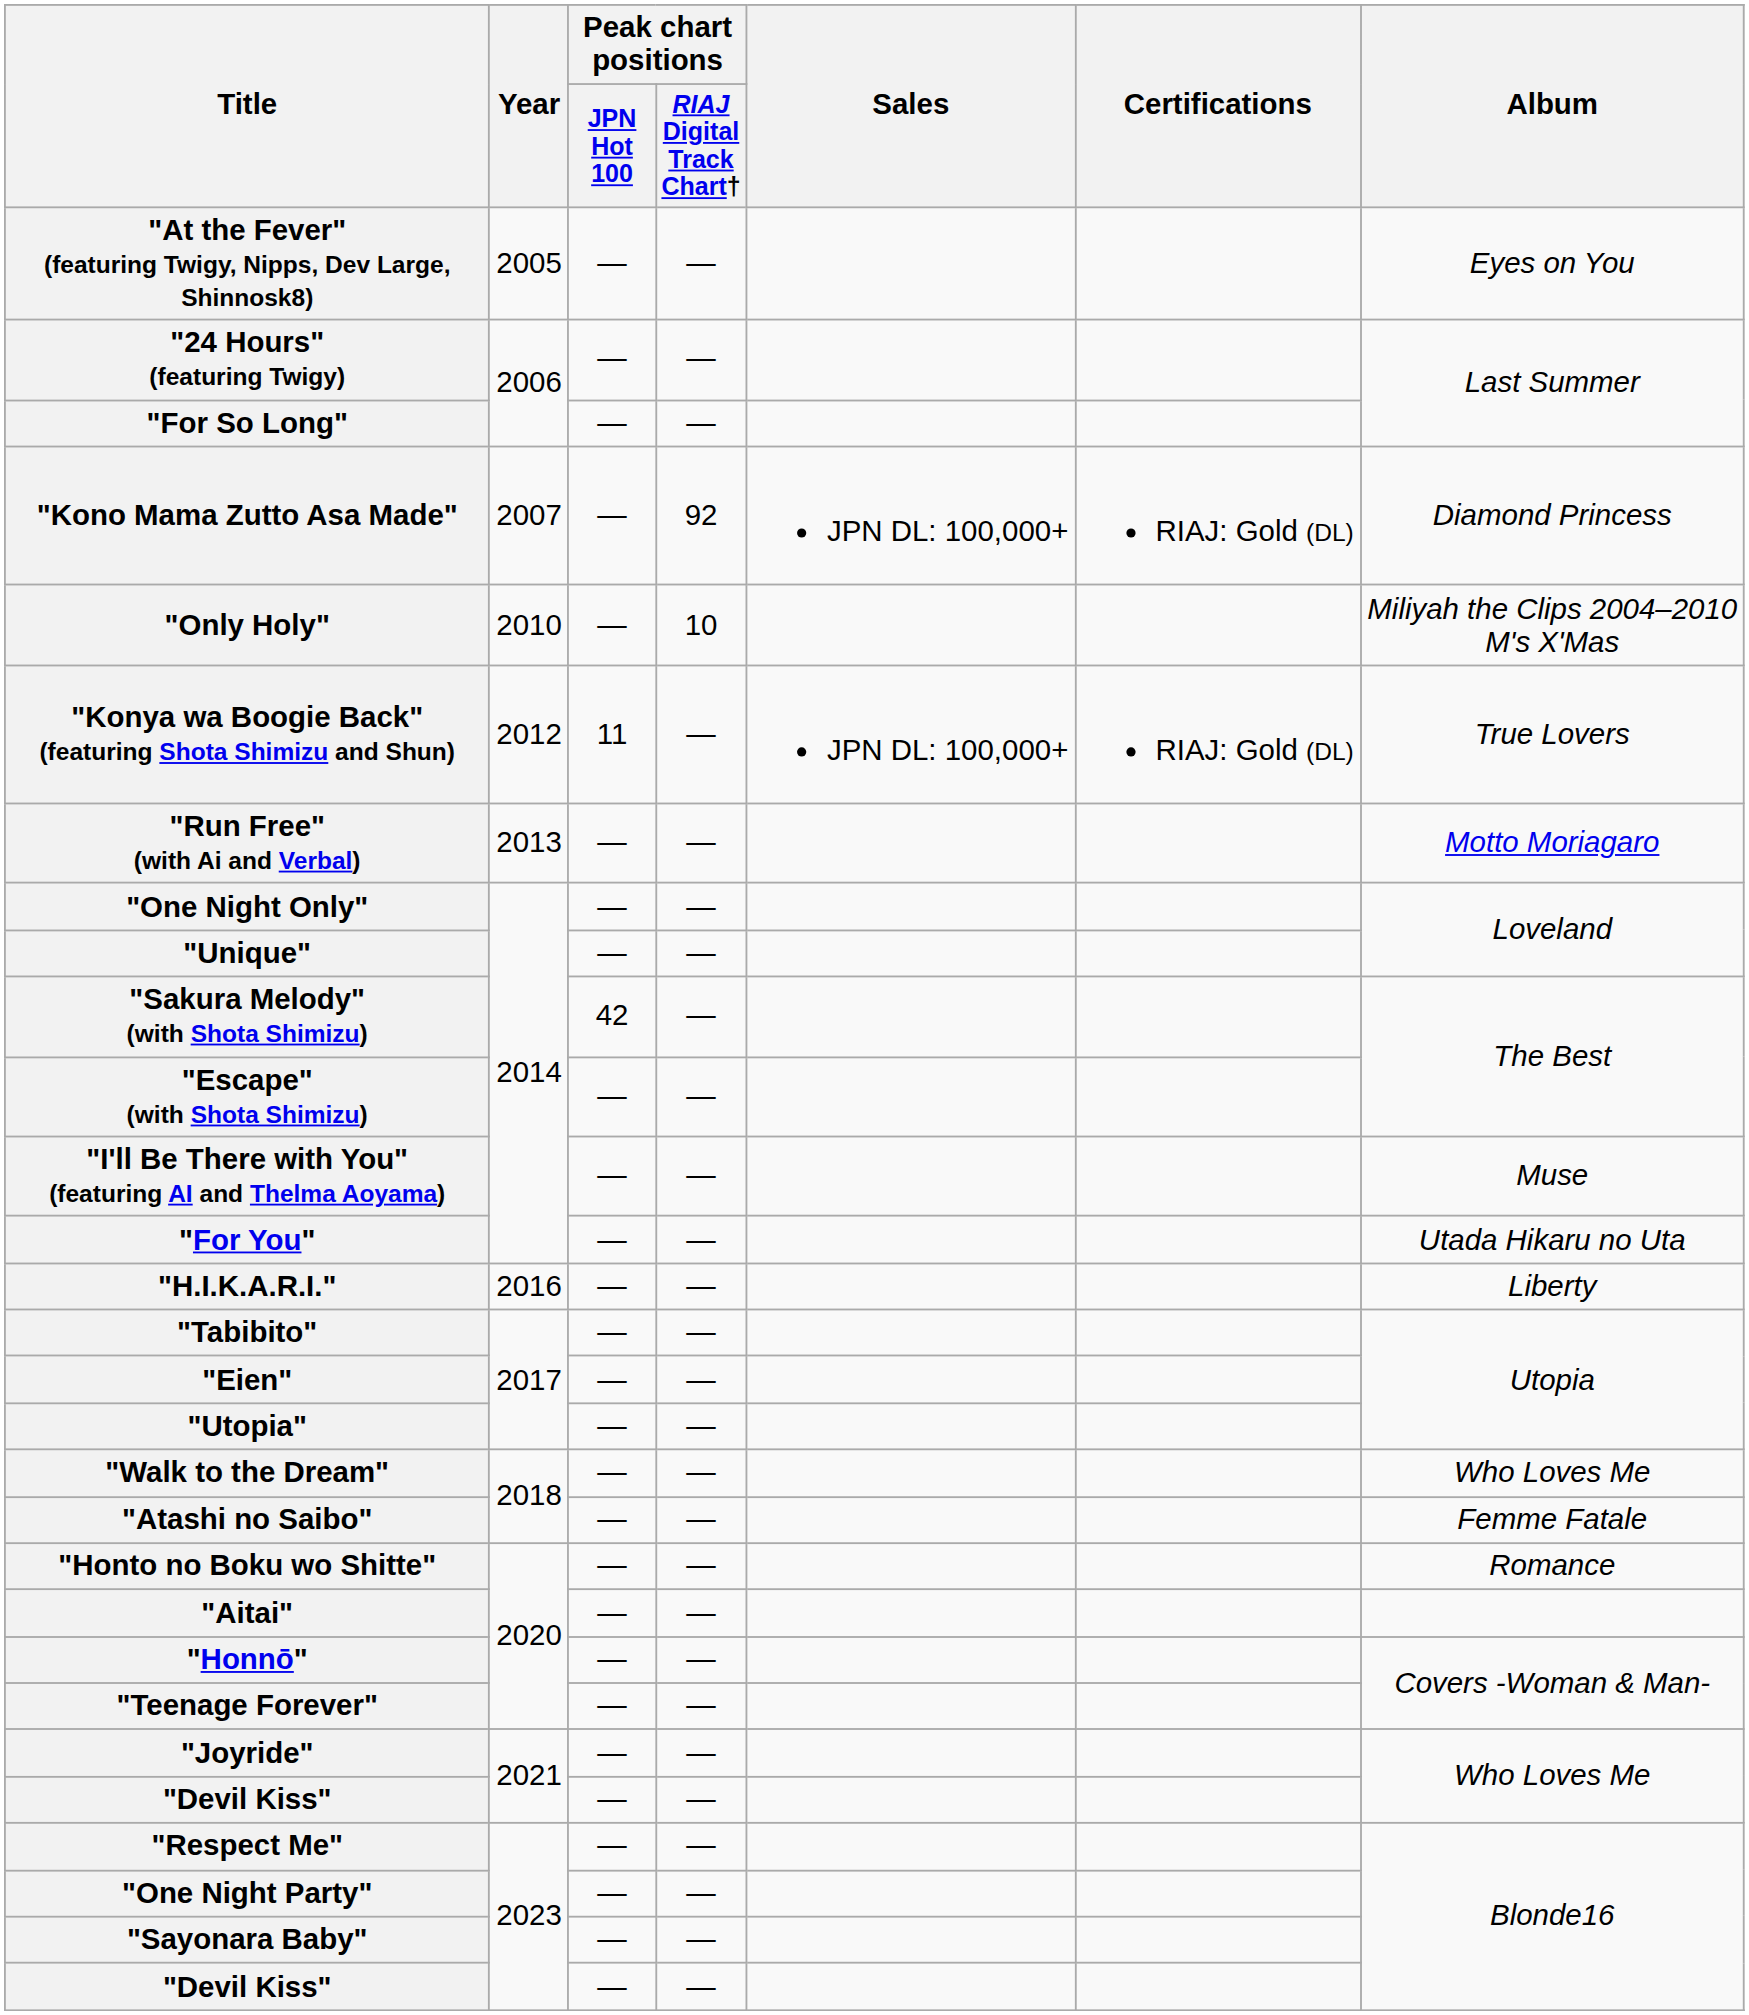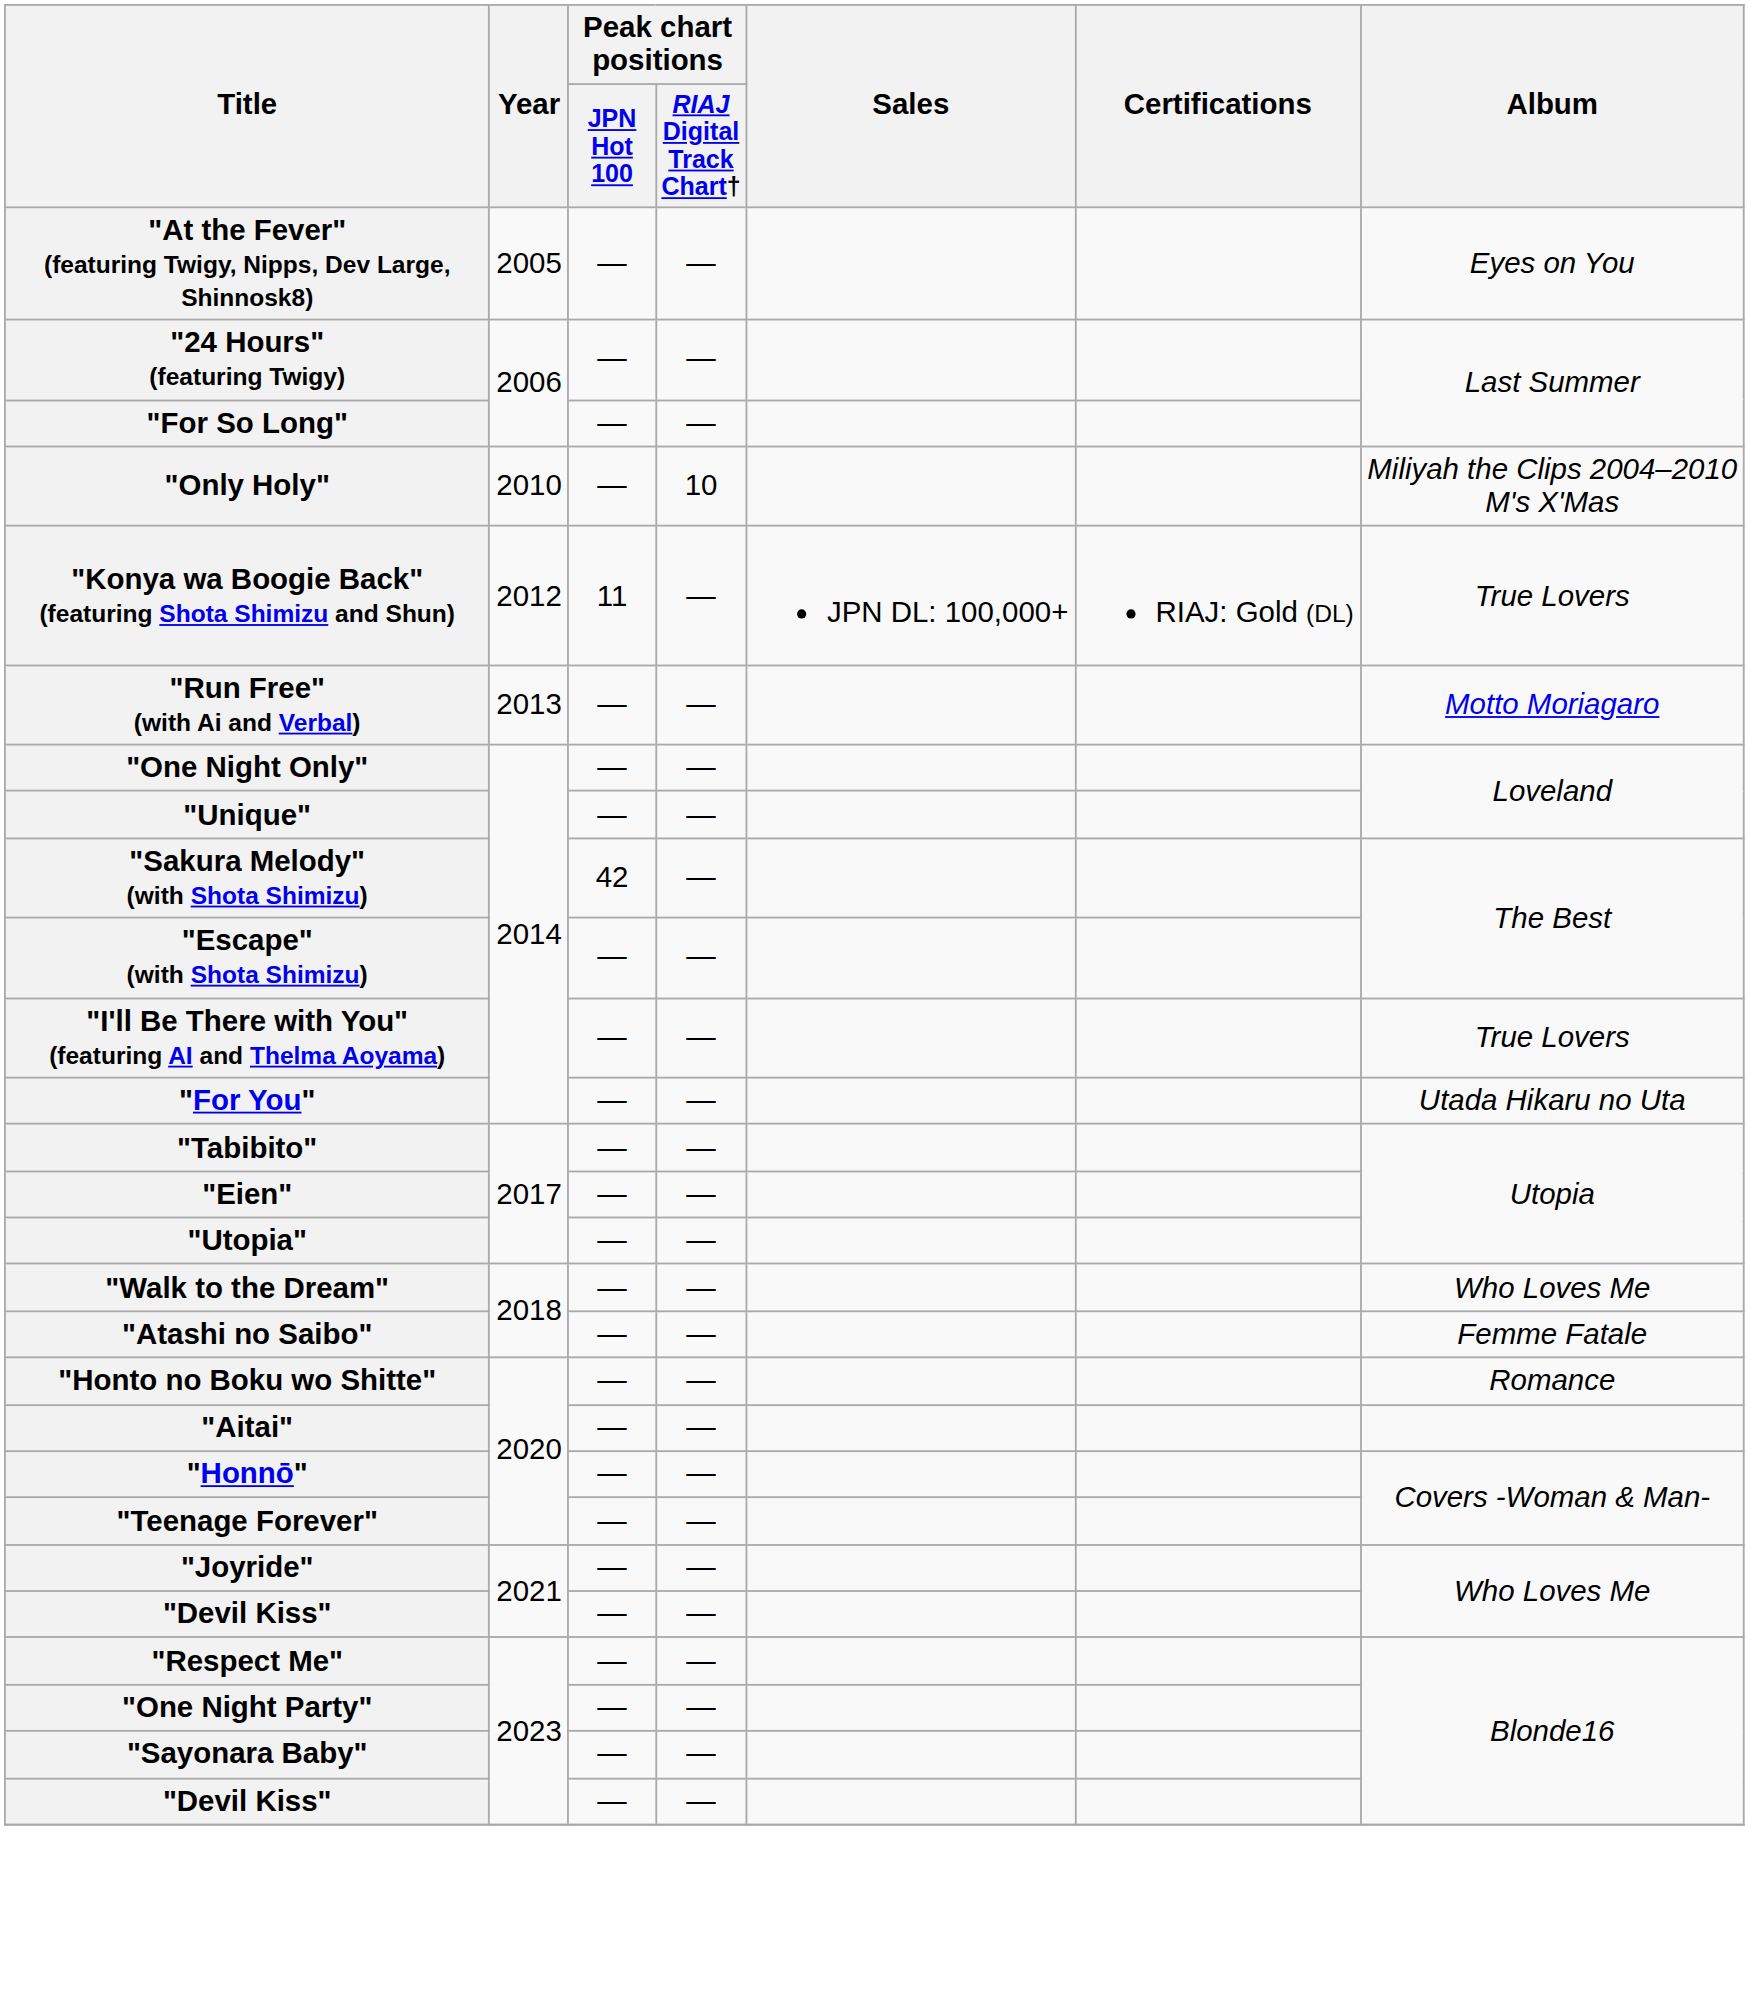- row: (247, 515)
(1552, 1175) Muse -> (1552, 1037) True Lovers
- row: (247, 1285)
